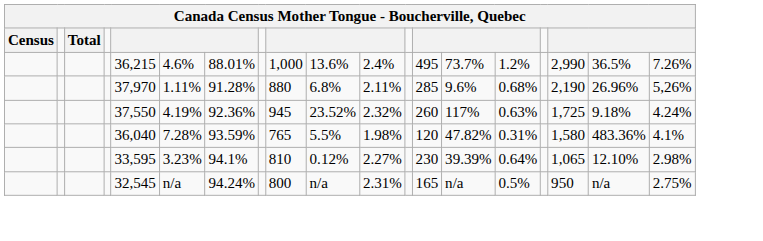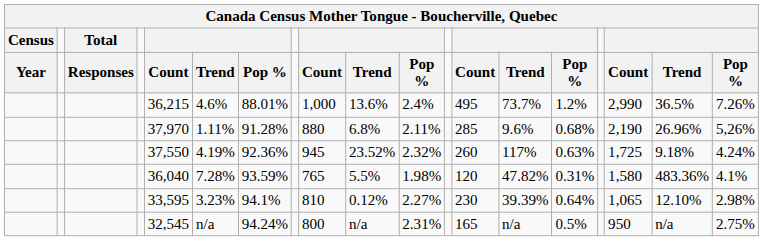+ row: (31, 72)
